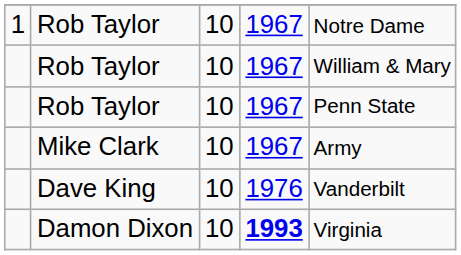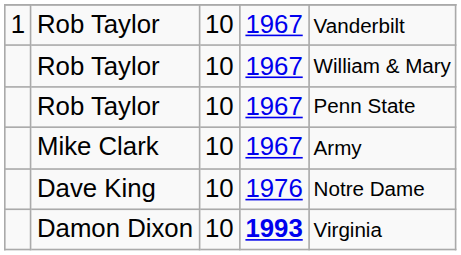(369, 25) Notre Dame -> (359, 25) Vanderbilt
(359, 189) Vanderbilt -> (369, 189) Notre Dame
